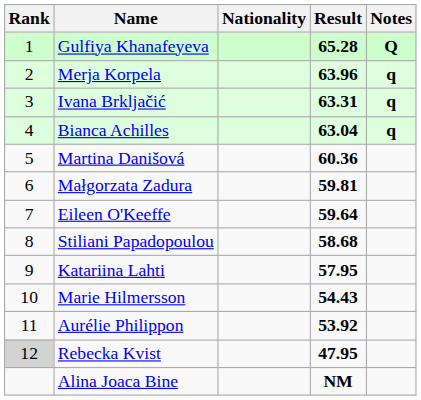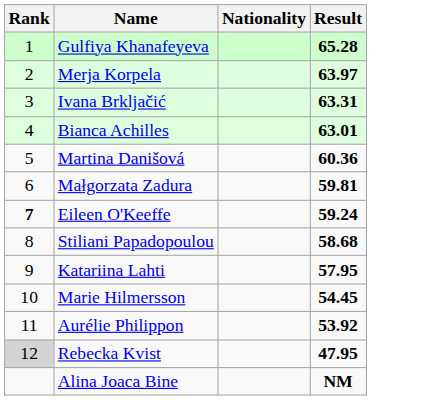- column: (391, 18)
(338, 74) 63.96 -> (338, 74) 63.97
(338, 130) 63.04 -> (338, 130) 63.01
(29, 213) normal -> (29, 213) bold
(338, 213) 59.64 -> (338, 213) 59.24
(338, 297) 54.43 -> (338, 297) 54.45
